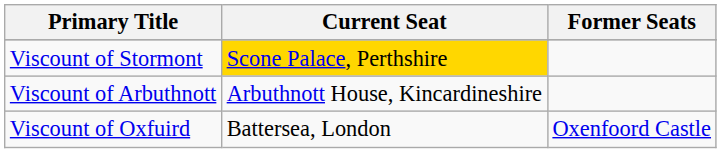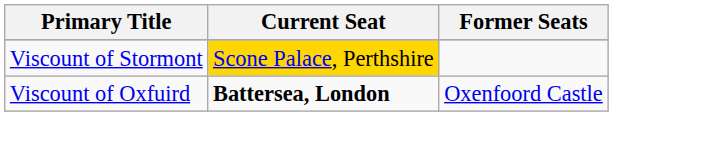- row: (113, 93)
(309, 128) normal -> (301, 93) bold
